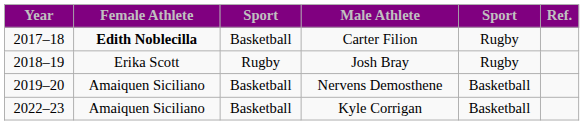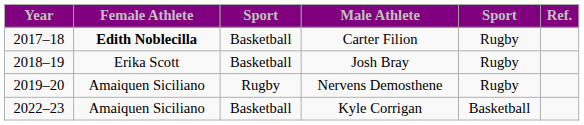(261, 62) Rugby -> (261, 62) Basketball
(261, 85) Basketball -> (261, 85) Rugby
(499, 85) Basketball -> (499, 85) Rugby
